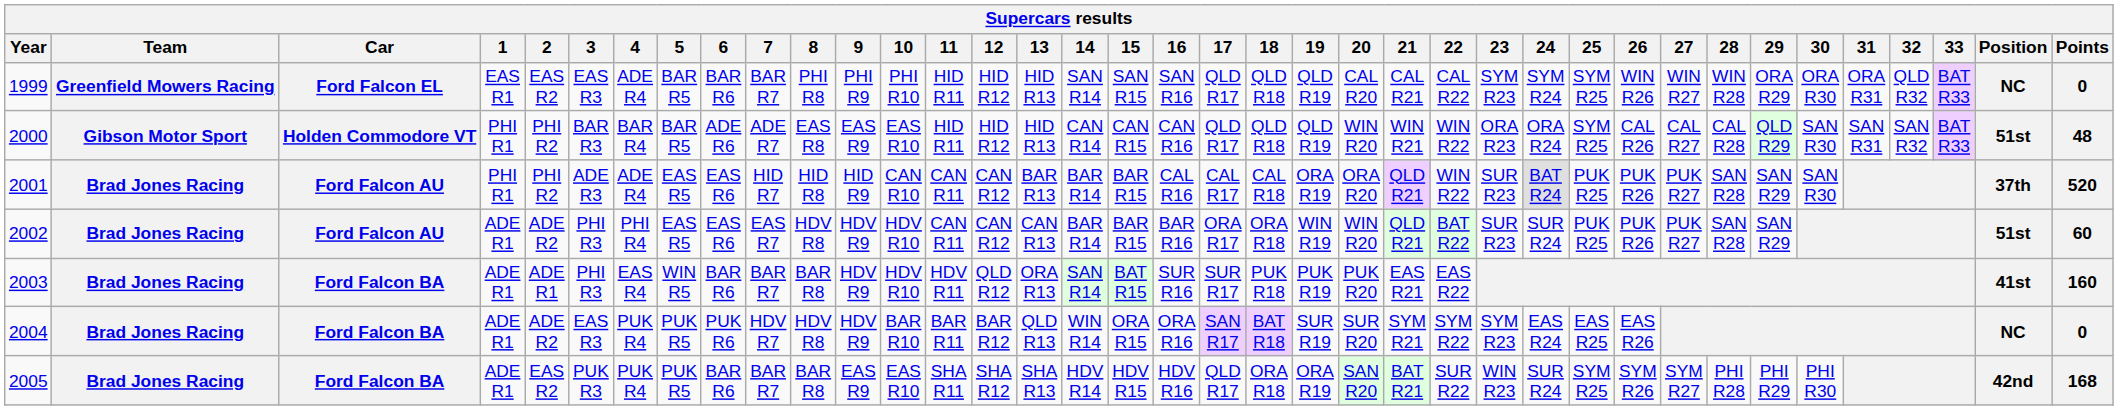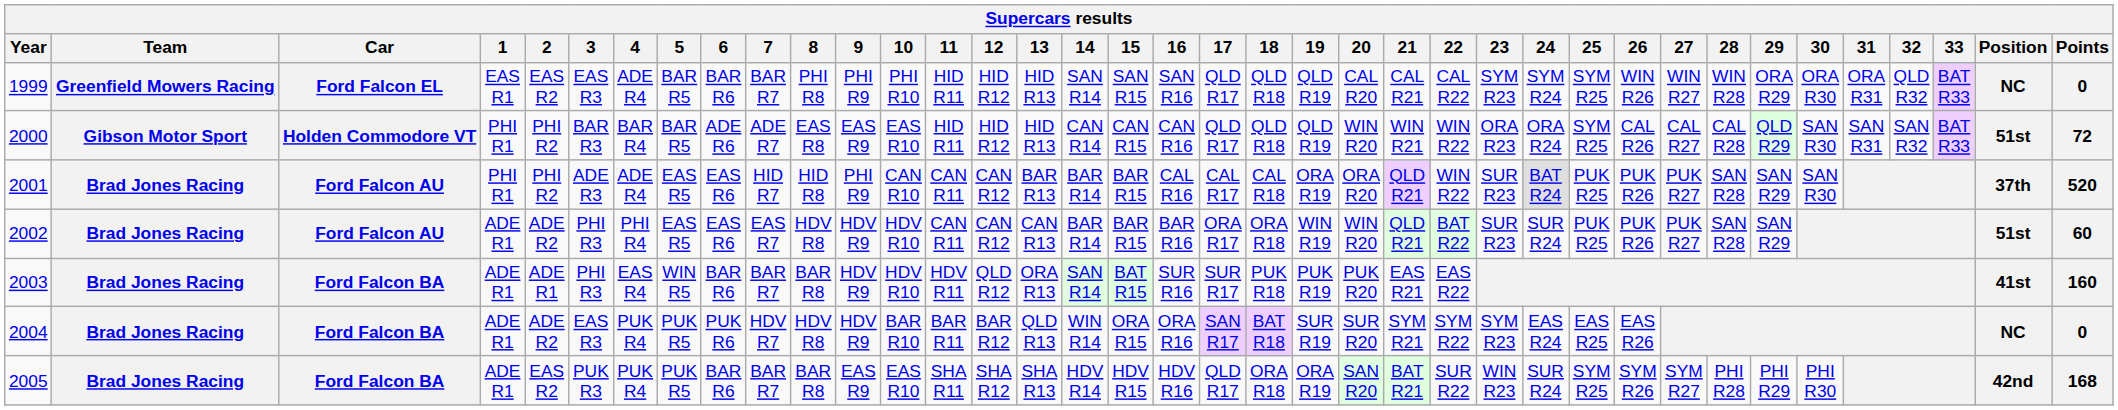(2082, 136) 48 -> (2082, 136) 72
(858, 185) HID R9 -> (858, 185) PHI R9
